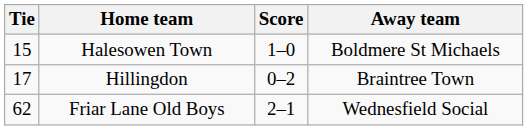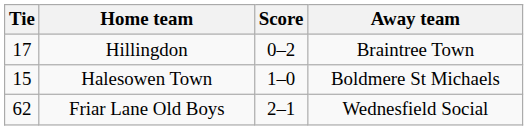rows swapped: (147, 49) <-> (147, 79)
